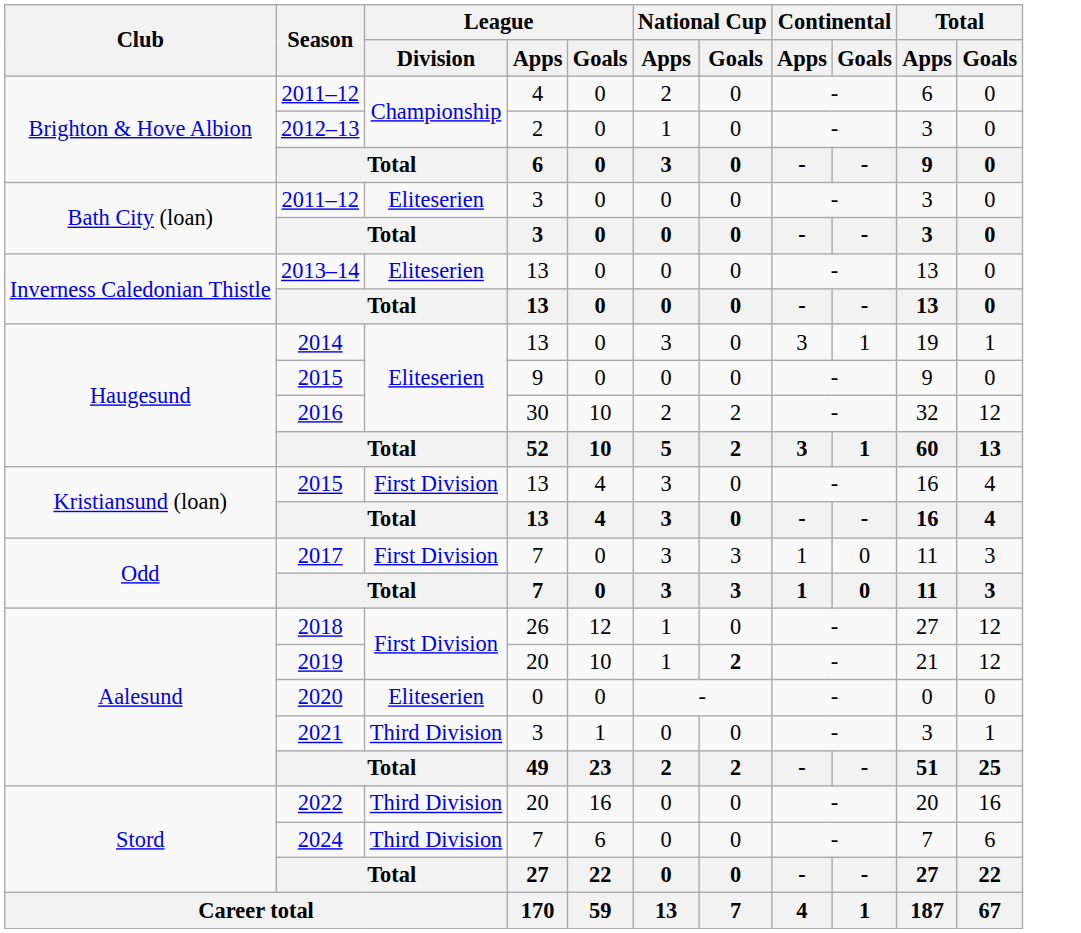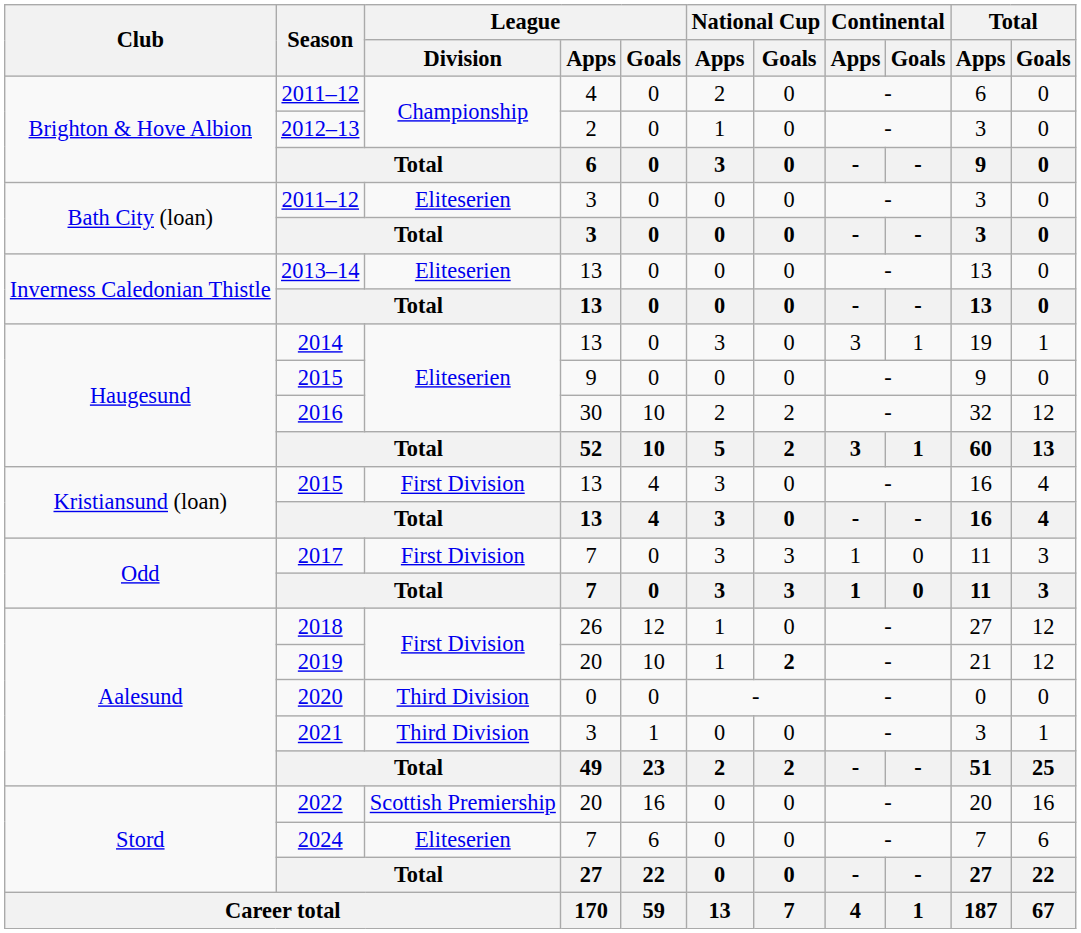(436, 697) Eliteserien -> (463, 697) Third Division
(436, 803) Third Division -> (463, 803) Scottish Premiership
(436, 839) Third Division -> (463, 839) Eliteserien
